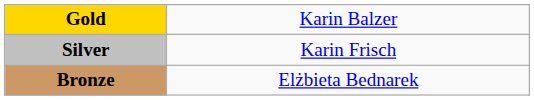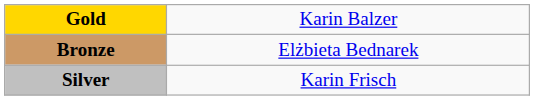rows swapped: (86, 49) <-> (86, 79)
